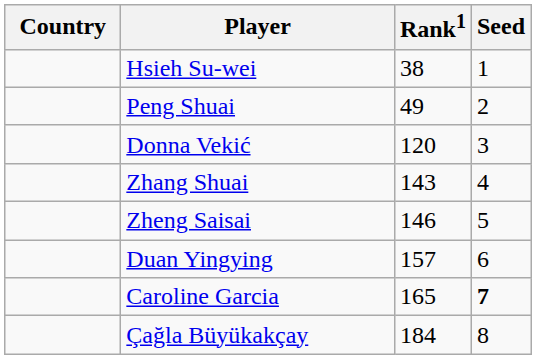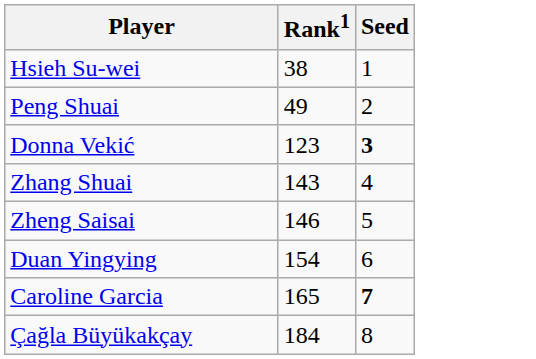- column: (63, 26)
(418, 144) 120 -> (302, 144) 123
(483, 144) normal -> (367, 144) bold
(418, 258) 157 -> (302, 258) 154
